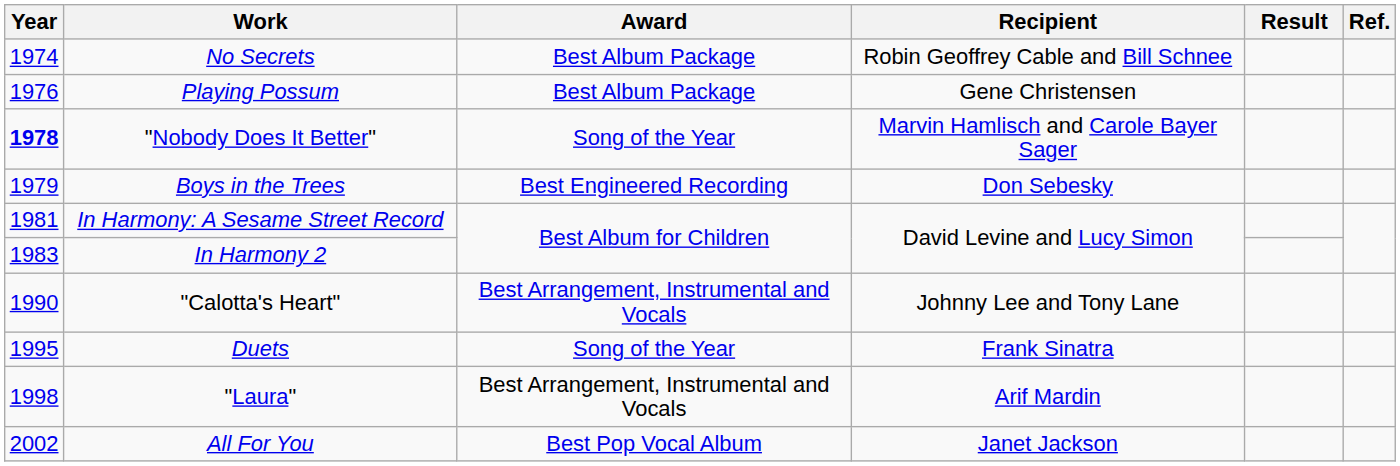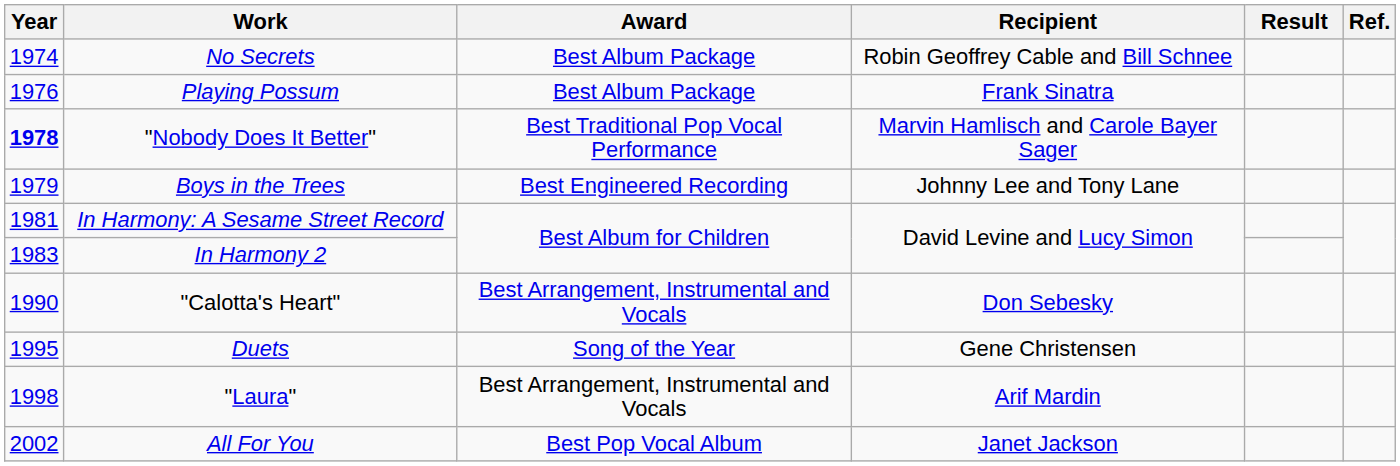(1048, 91) Gene Christensen -> (1048, 91) Frank Sinatra
(654, 138) Song of the Year -> (654, 138) Best Traditional Pop Vocal Performance
(1048, 185) Don Sebesky -> (1048, 185) Johnny Lee and Tony Lane
(1048, 302) Johnny Lee and Tony Lane -> (1048, 302) Don Sebesky
(1048, 349) Frank Sinatra -> (1048, 349) Gene Christensen
